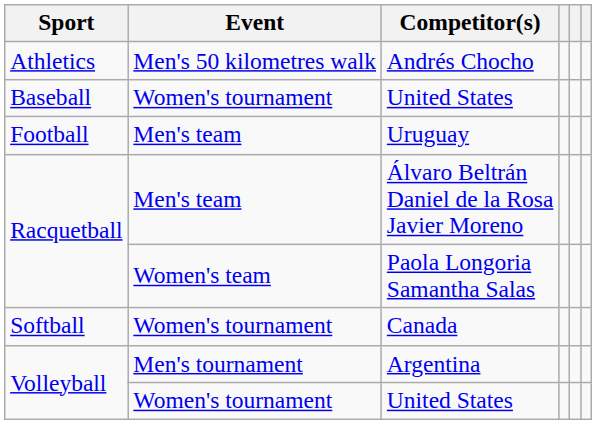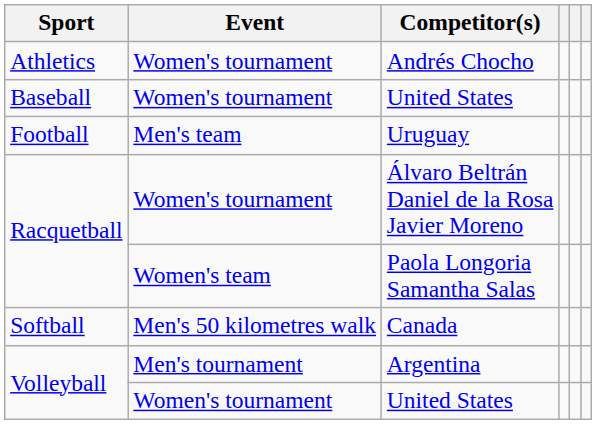(255, 60) Men's 50 kilometres walk -> (233, 60) Women's tournament
(187, 198) Men's team -> (233, 198) Women's tournament
(233, 326) Women's tournament -> (255, 326) Men's 50 kilometres walk
